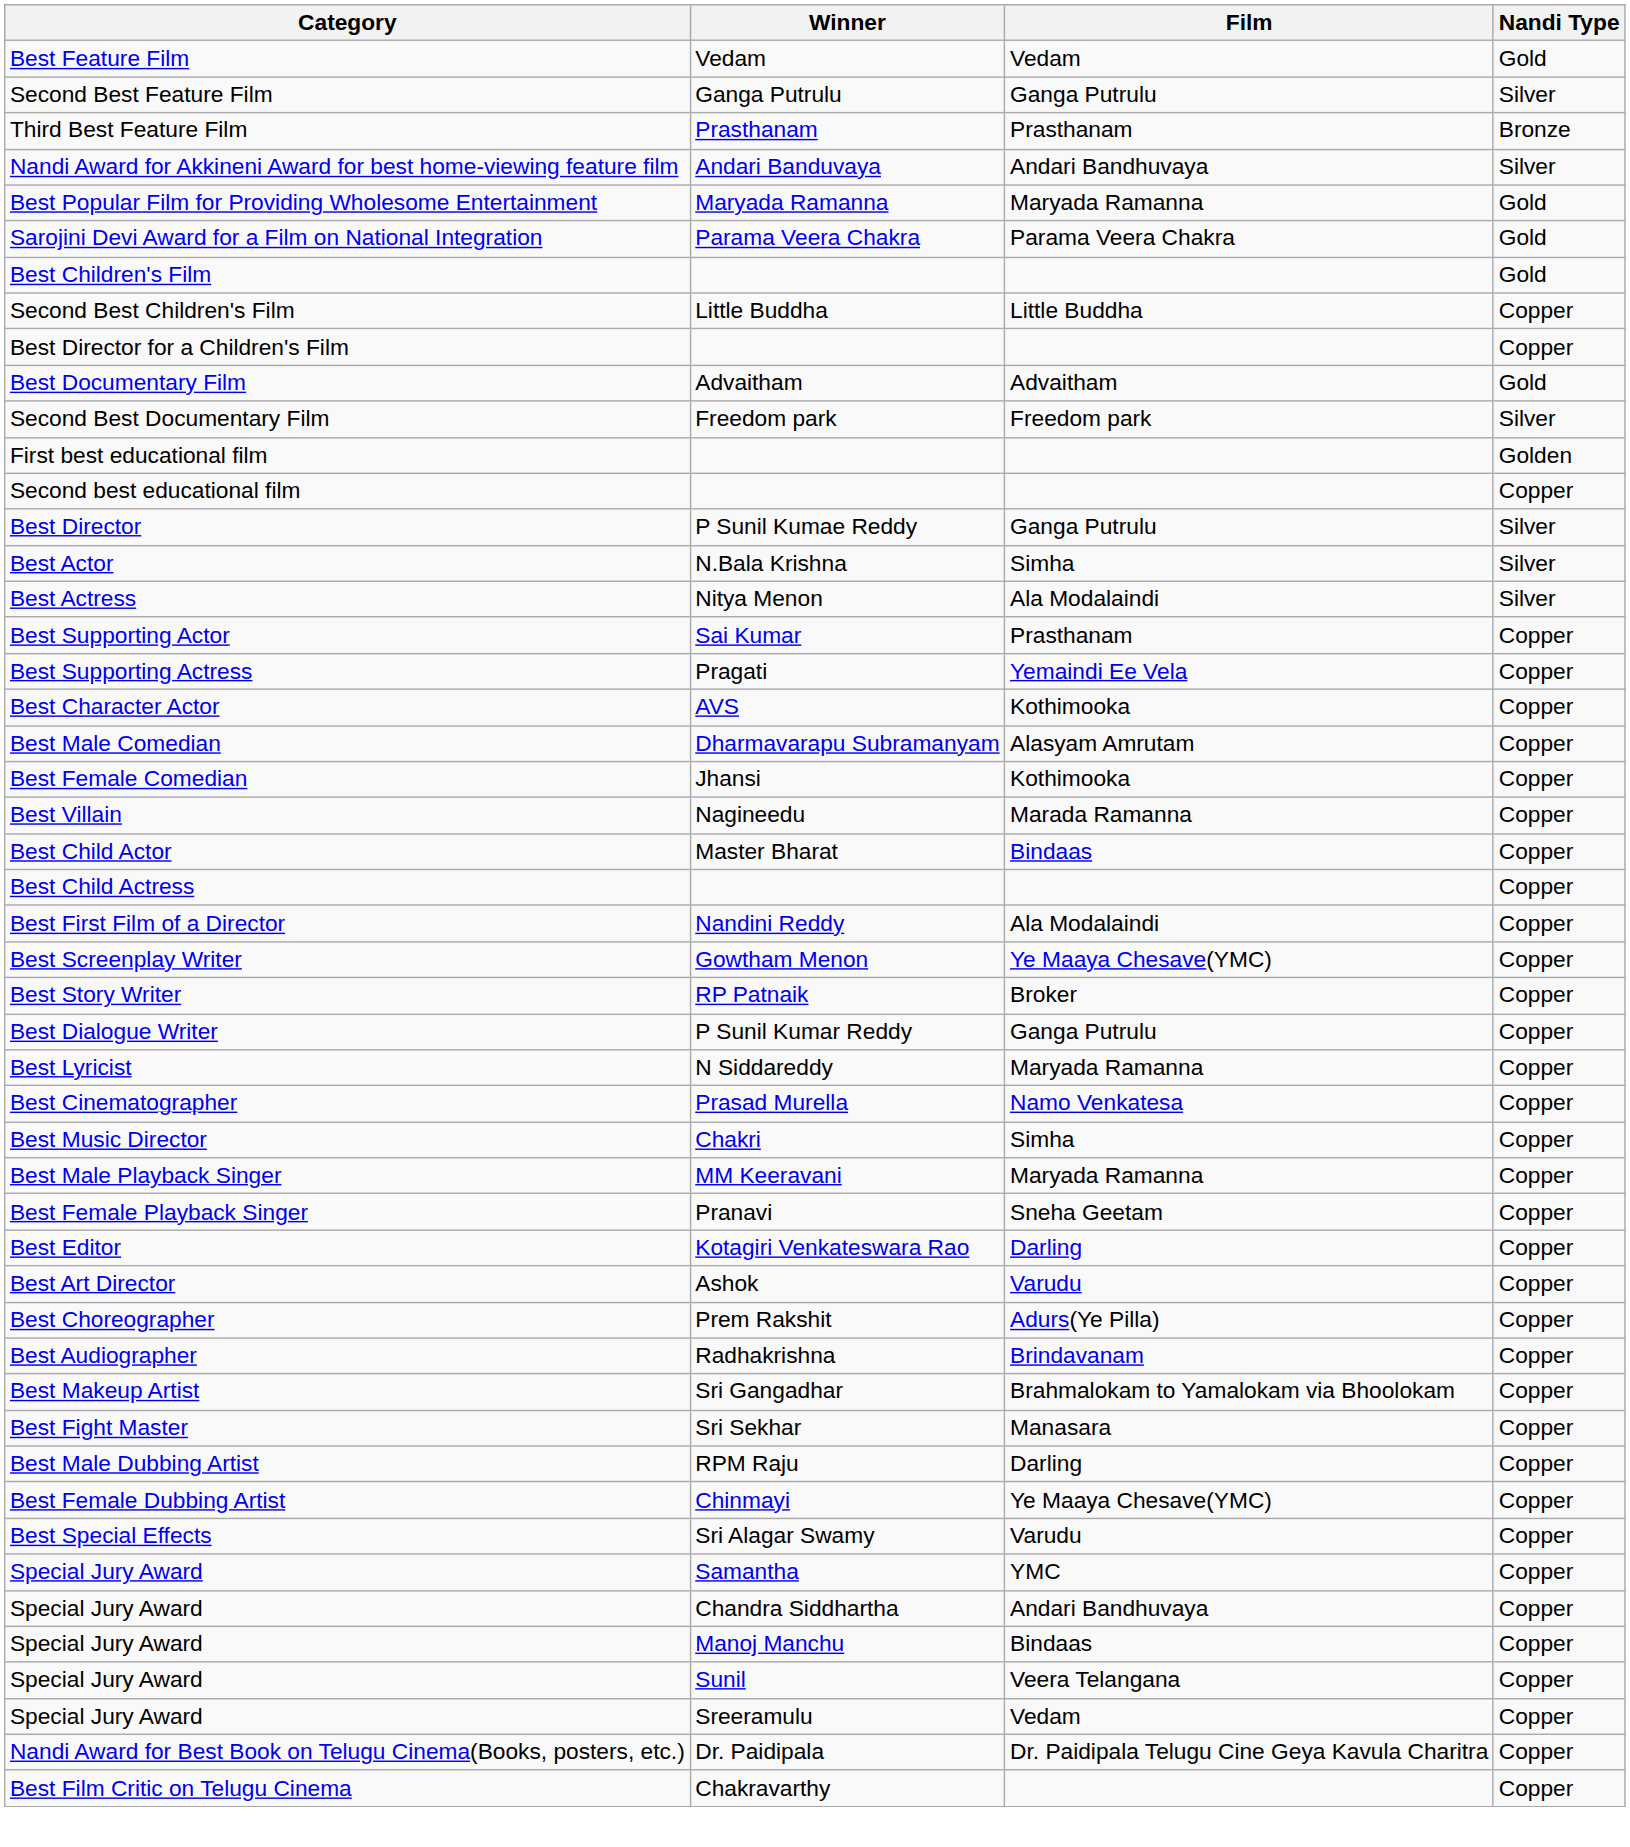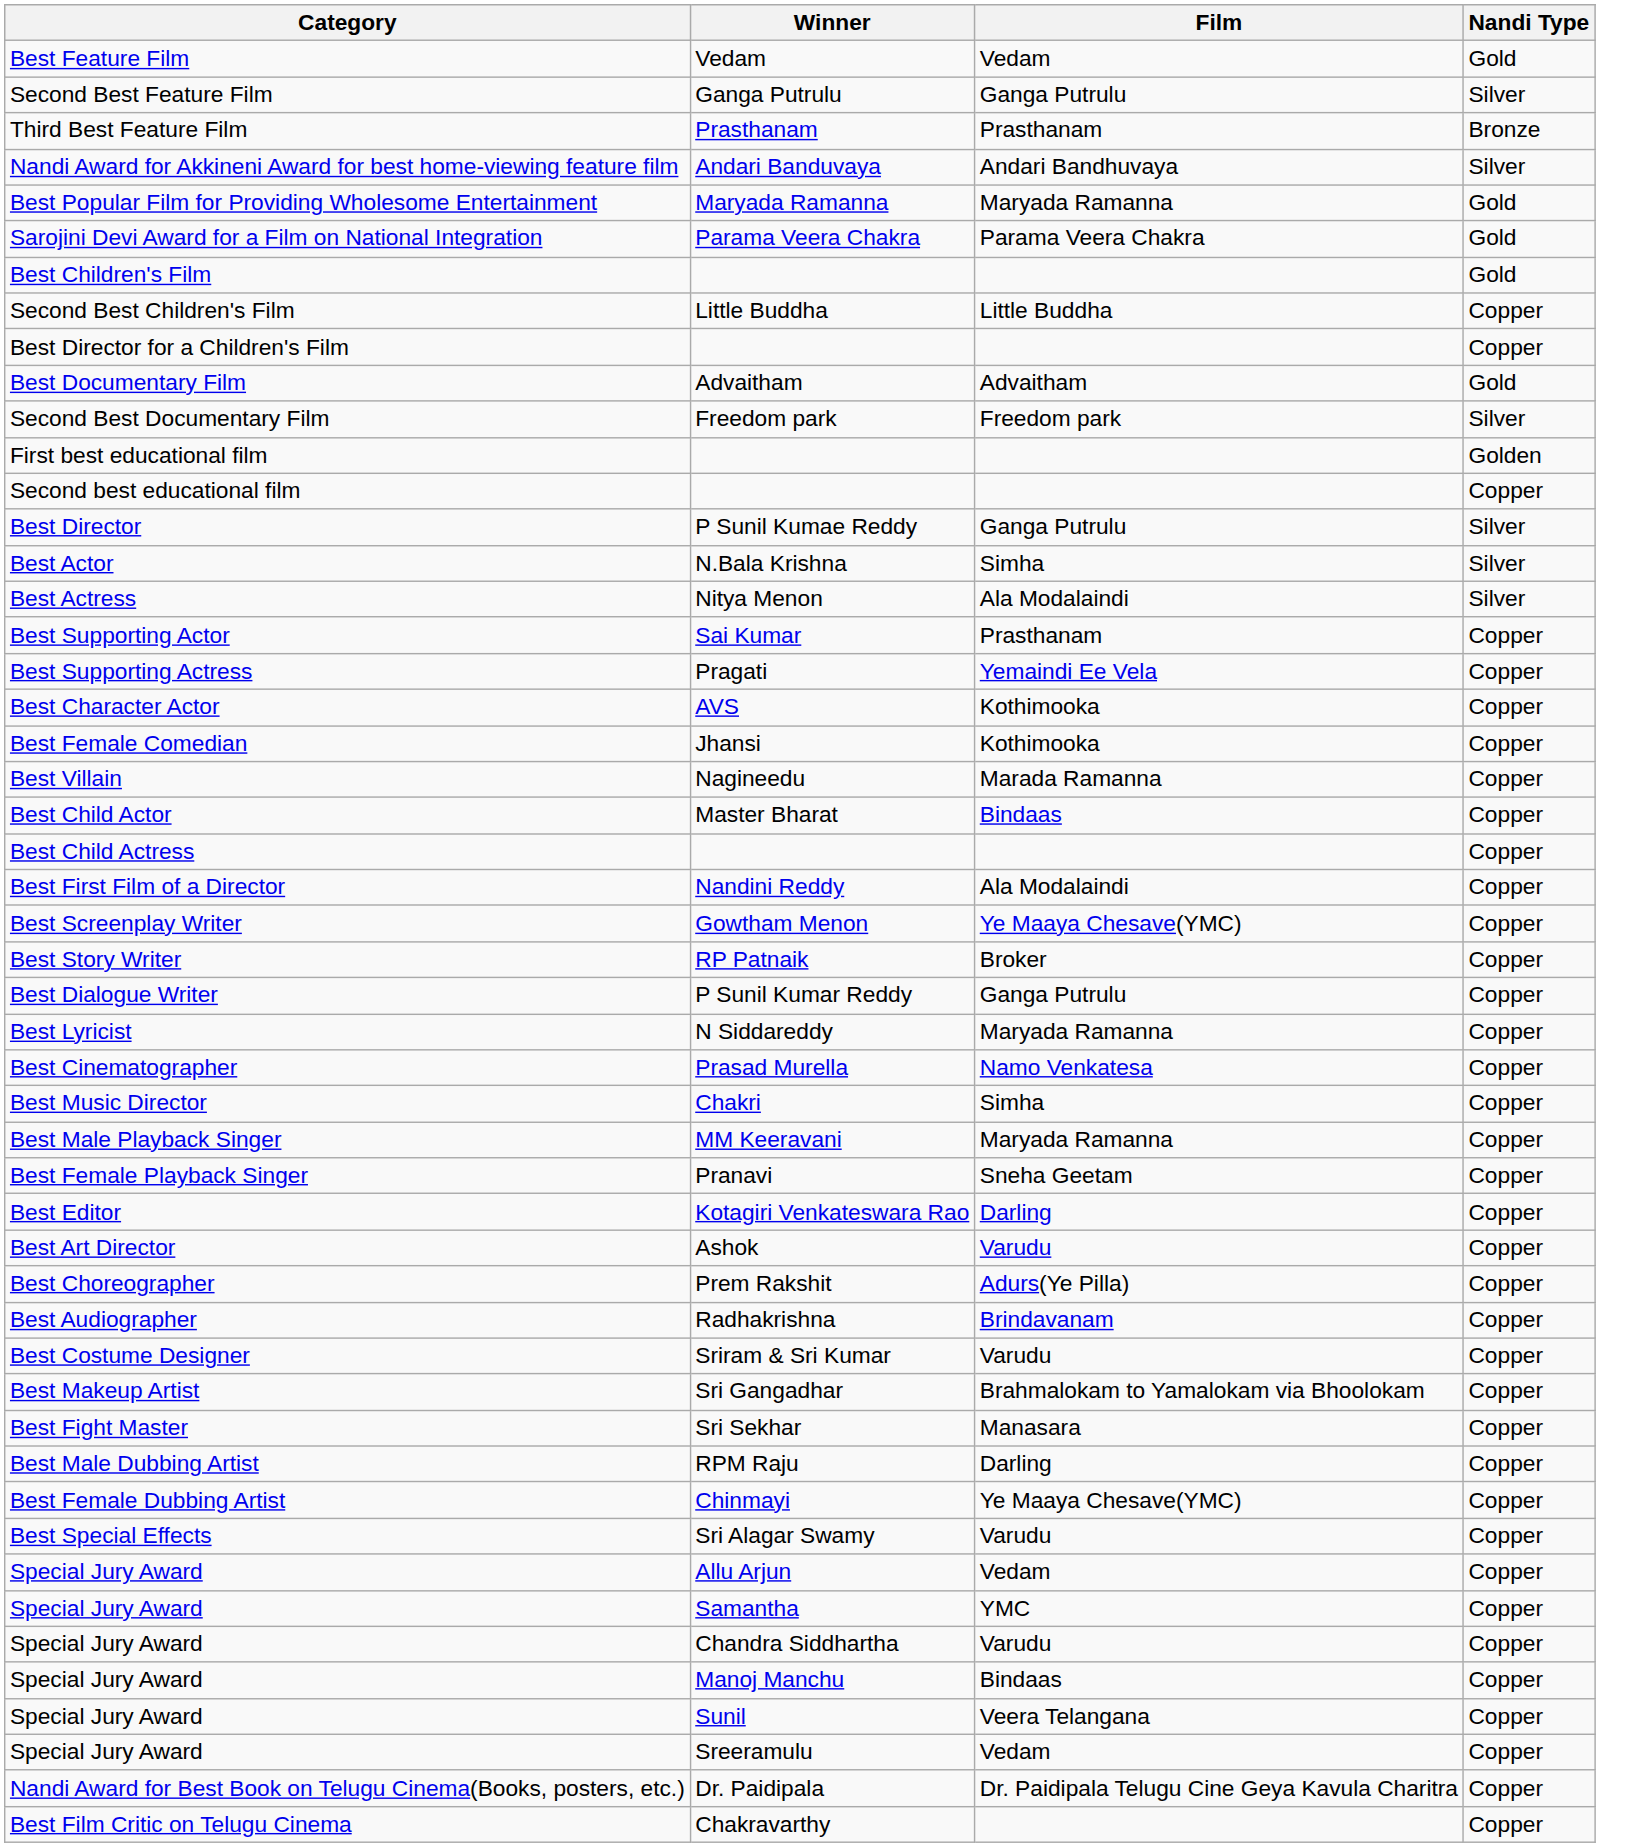- row: (115, 743)
+ row: (130, 1355)
+ row: (106, 1571)
(1109, 1607) Andari Bandhuvaya -> (1016, 1643) Varudu
